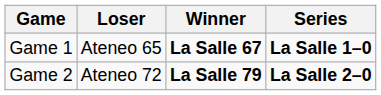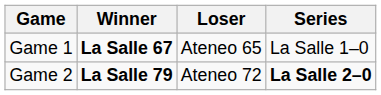columns swapped: (216, 19) <-> (121, 19)
(321, 47) bold -> (319, 47) normal
